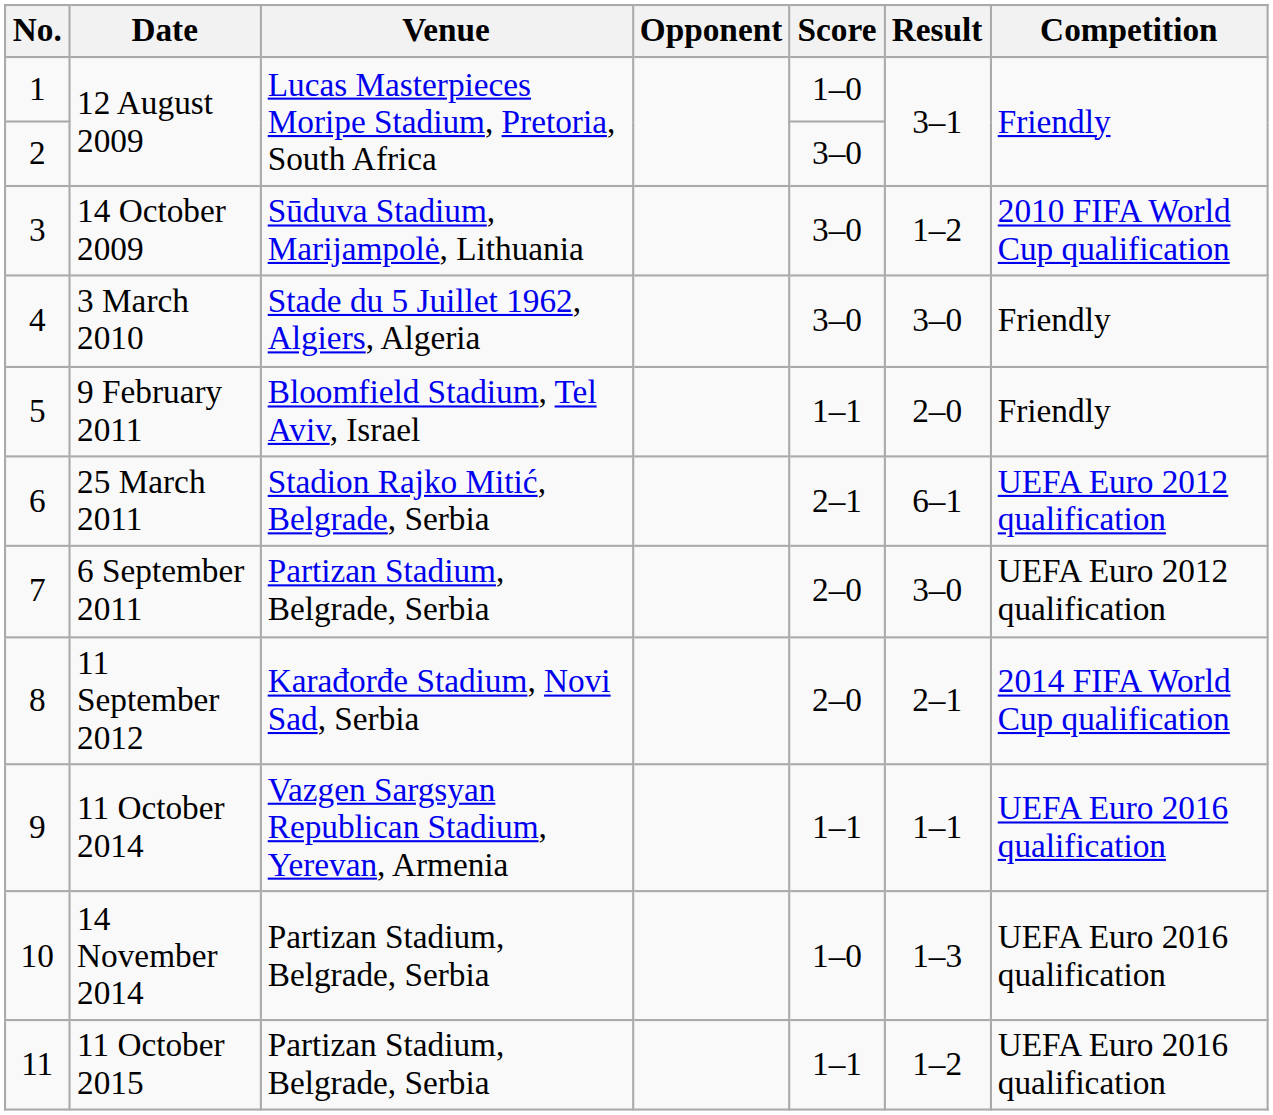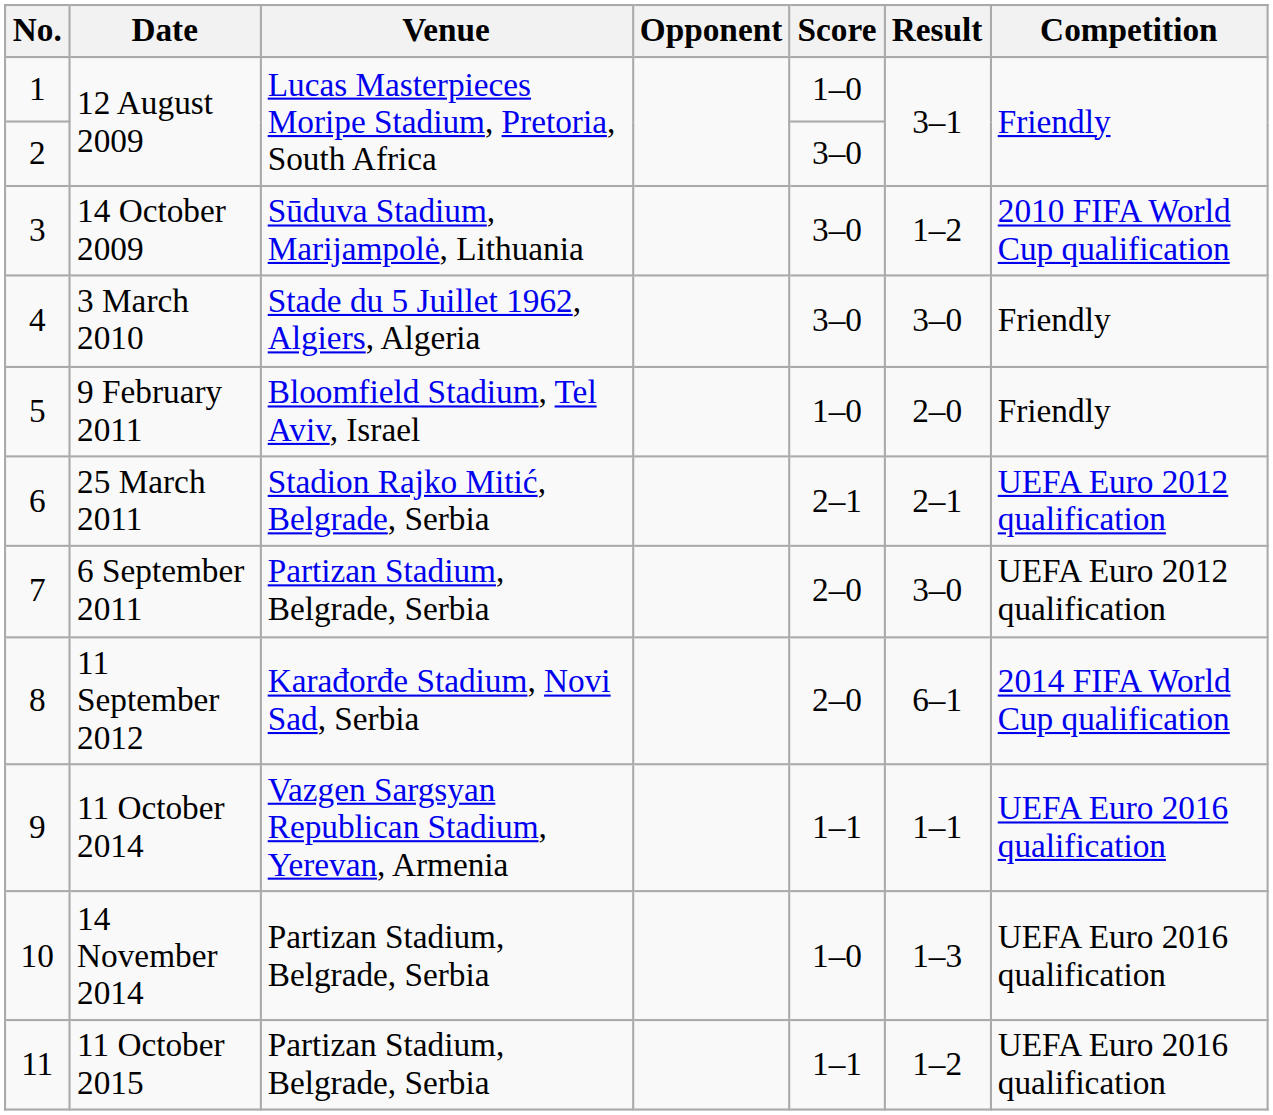(837, 410) 1–1 -> (837, 410) 1–0
(937, 500) 6–1 -> (937, 500) 2–1
(937, 699) 2–1 -> (937, 699) 6–1
